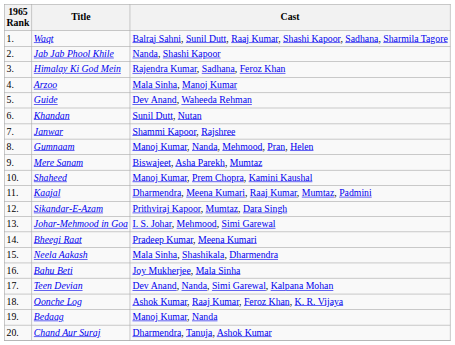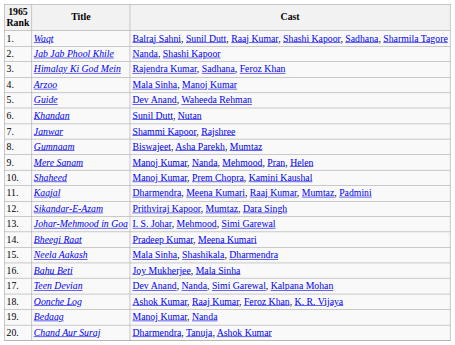(223, 147) Manoj Kumar, Nanda, Mehmood, Pran, Helen -> (197, 147) Biswajeet, Asha Parekh, Mumtaz
(197, 162) Biswajeet, Asha Parekh, Mumtaz -> (223, 162) Manoj Kumar, Nanda, Mehmood, Pran, Helen
